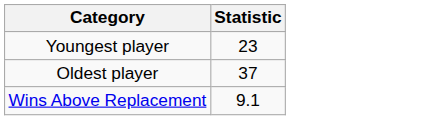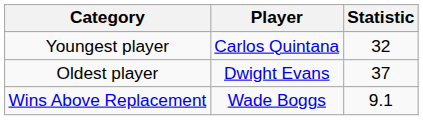+ column: (277, 18)
(248, 45) 23 -> (381, 45) 32
